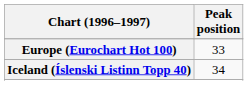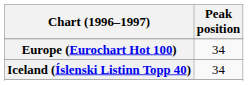(218, 49) 33 -> (218, 49) 34
